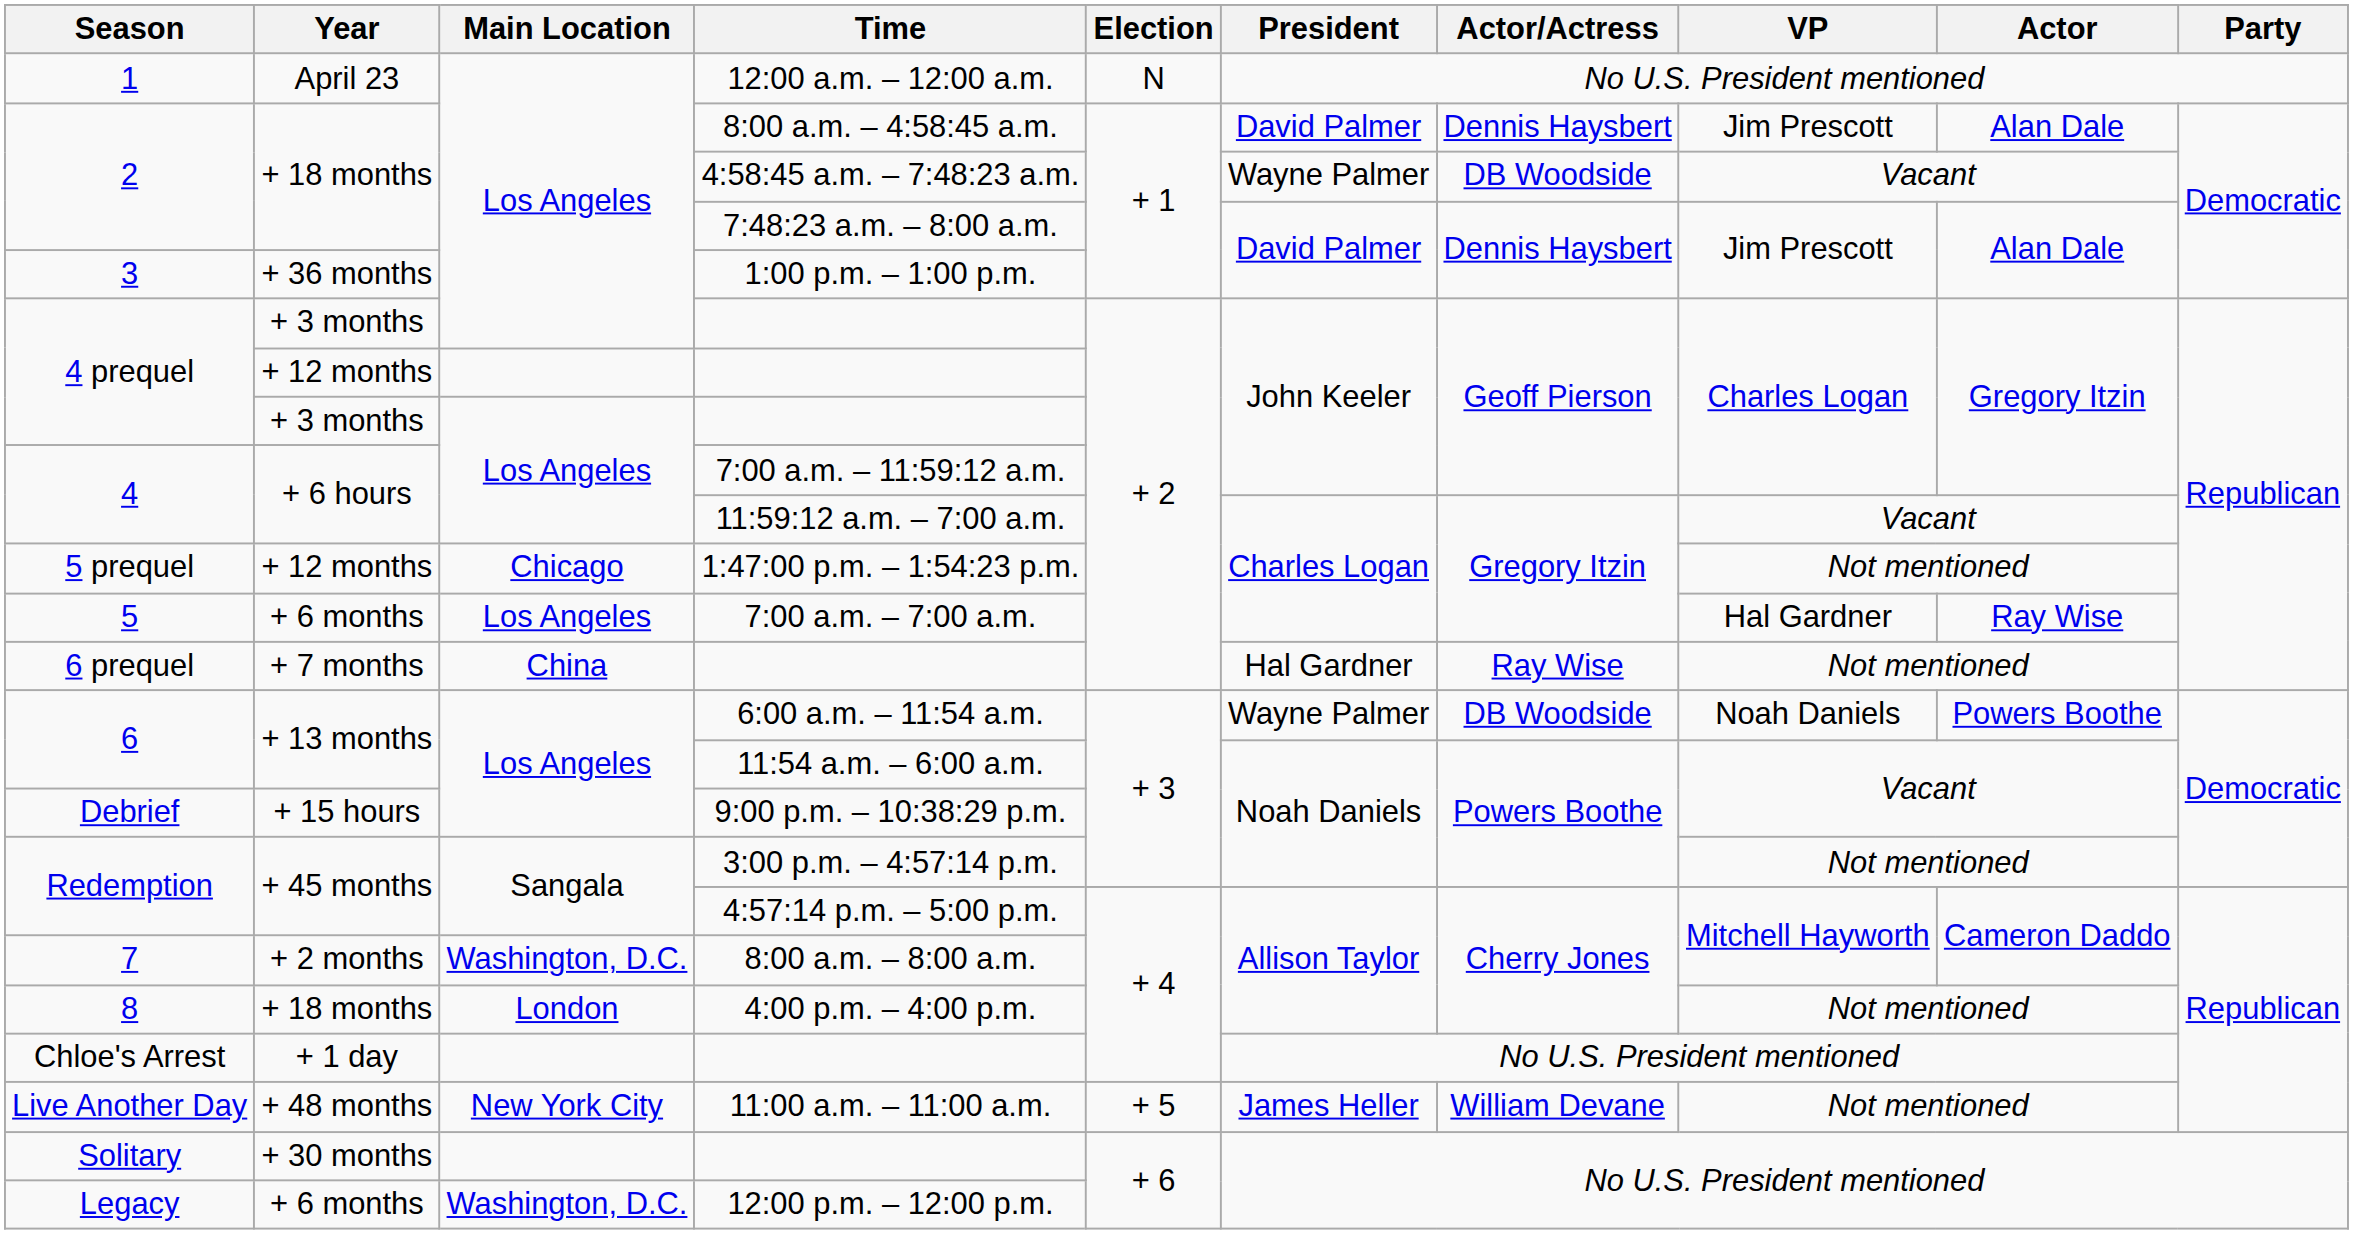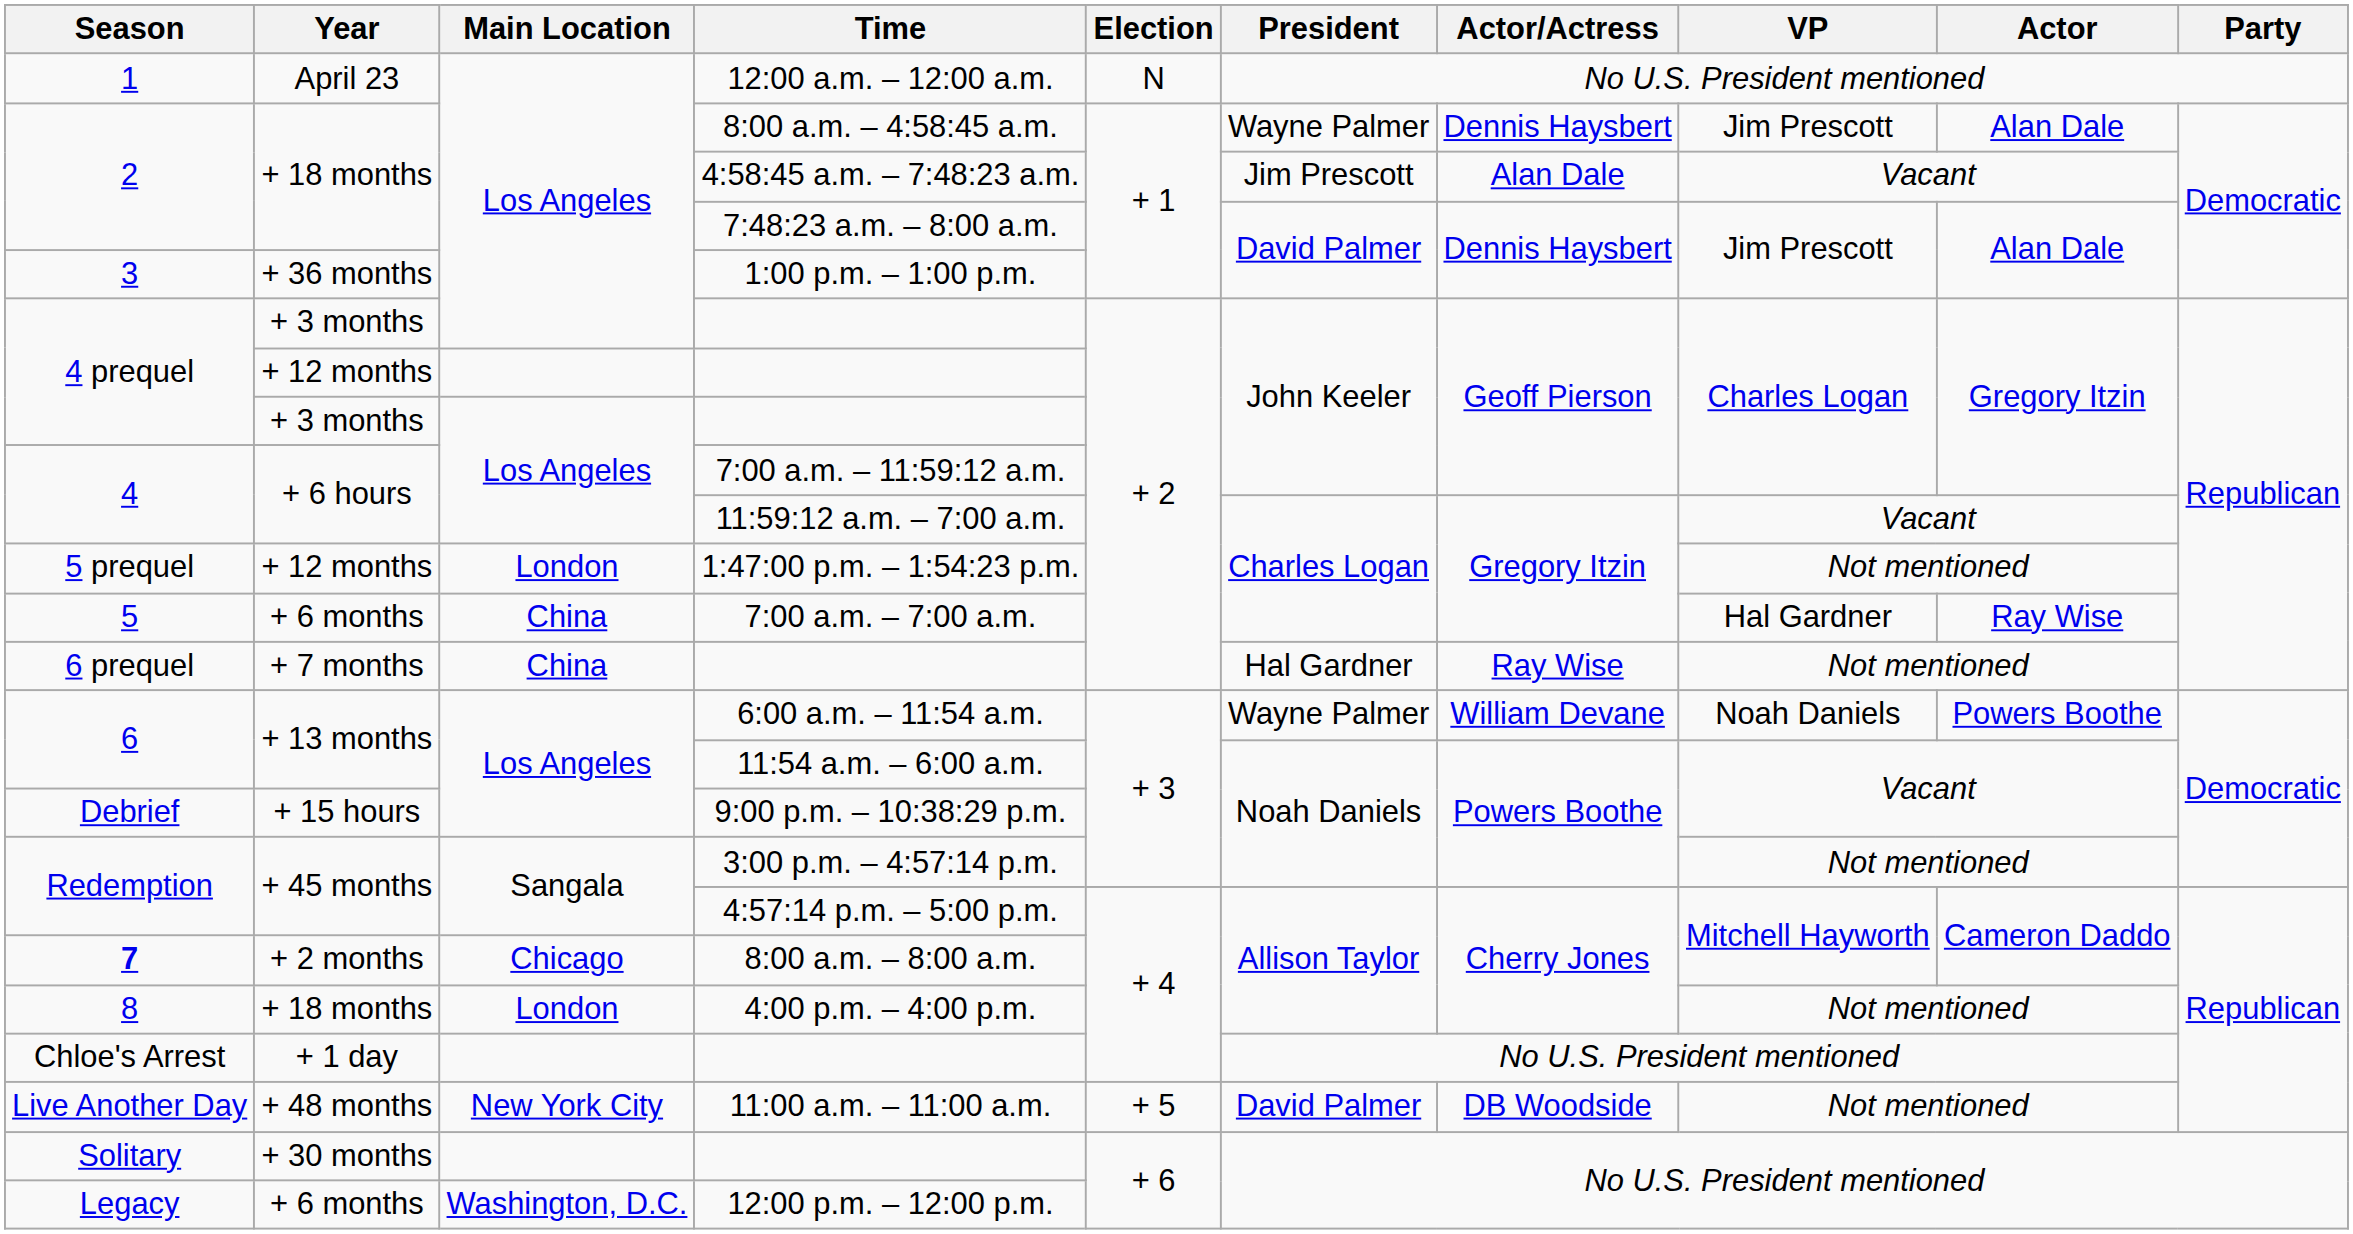(1329, 126) David Palmer -> (1329, 126) Wayne Palmer
(1329, 175) Wayne Palmer -> (1329, 175) Jim Prescott
(1558, 175) DB Woodside -> (1558, 175) Alan Dale
(567, 567) Chicago -> (567, 567) London
(567, 616) Los Angeles -> (567, 616) China
(1558, 714) DB Woodside -> (1558, 714) William Devane
(130, 959) normal -> (130, 959) bold
(567, 959) Washington, D.C. -> (567, 959) Chicago
(1329, 1106) James Heller -> (1329, 1106) David Palmer
(1558, 1106) William Devane -> (1558, 1106) DB Woodside
